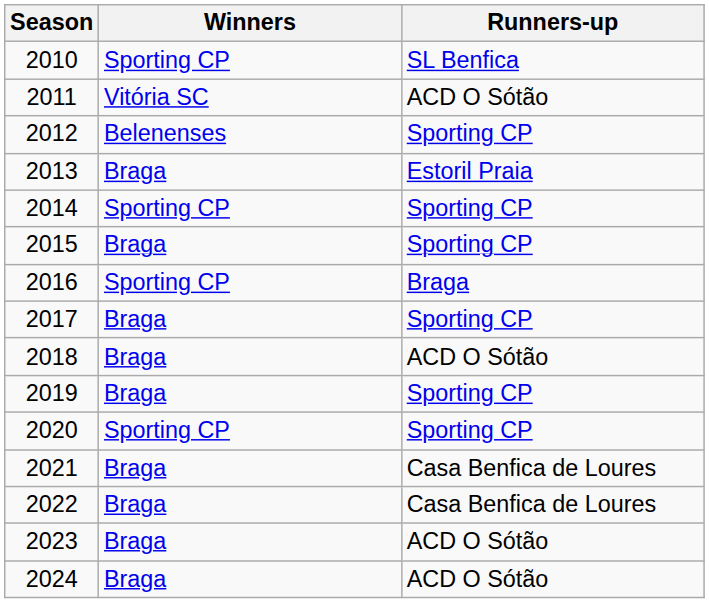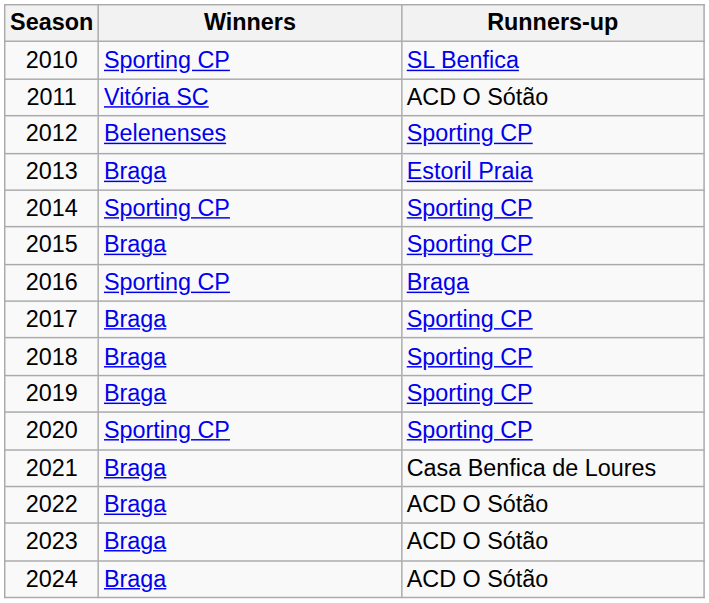(478, 356) ACD O Sótão -> (470, 356) Sporting CP
(531, 504) Casa Benfica de Loures -> (478, 504) ACD O Sótão
